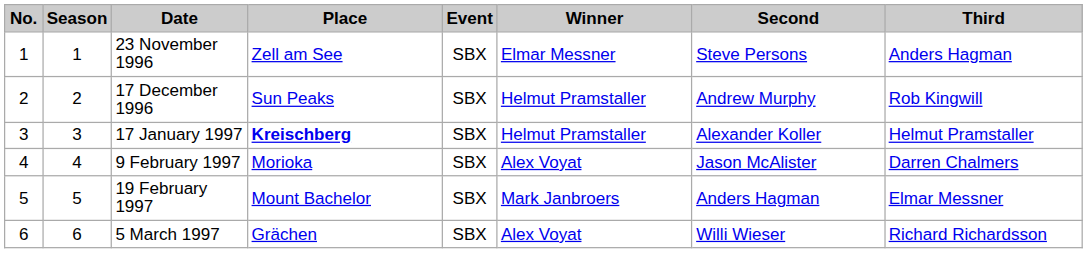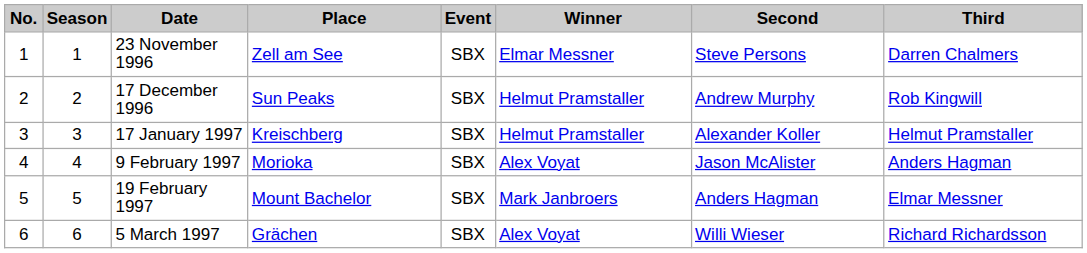(950, 54) Anders Hagman -> (953, 54) Darren Chalmers
(301, 135) bold -> (297, 135) normal
(954, 162) Darren Chalmers -> (950, 162) Anders Hagman
